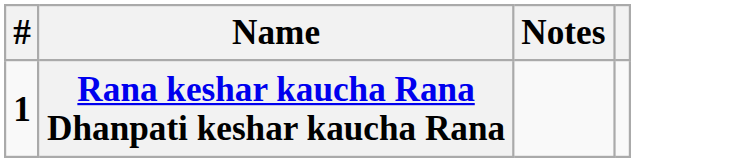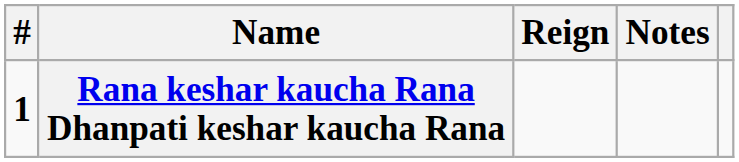+ column: (565, 32)
